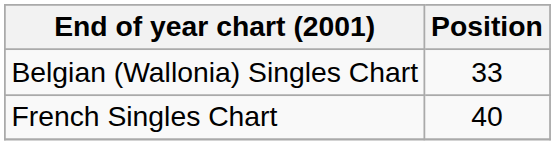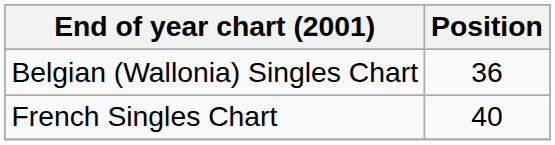(487, 71) 33 -> (487, 71) 36
